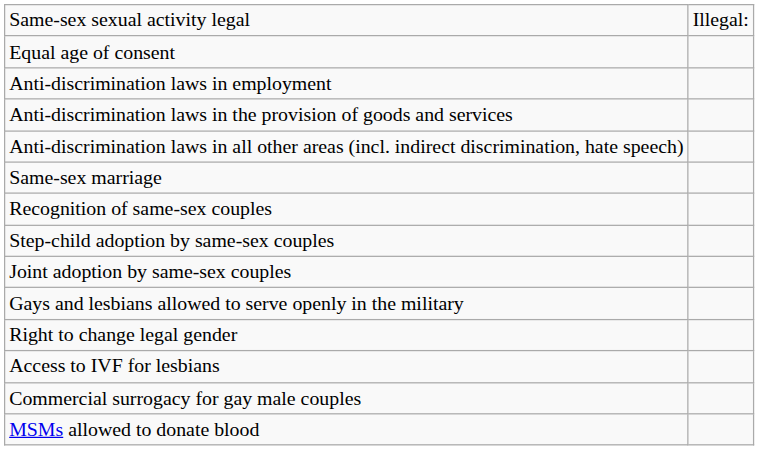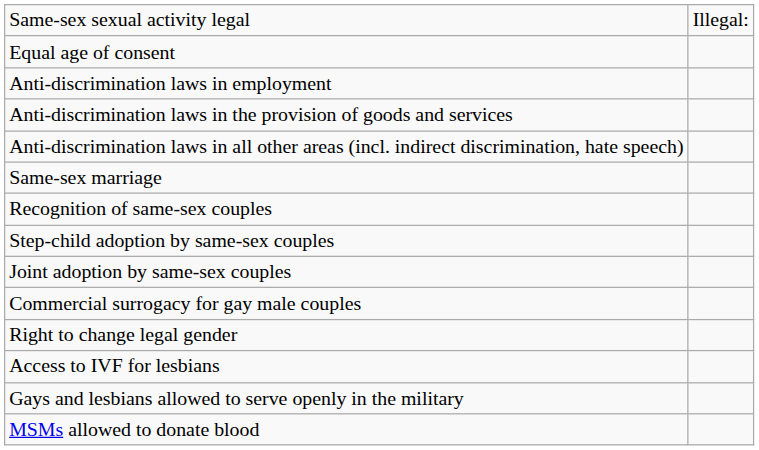rows swapped: (236, 303) <-> (185, 397)
